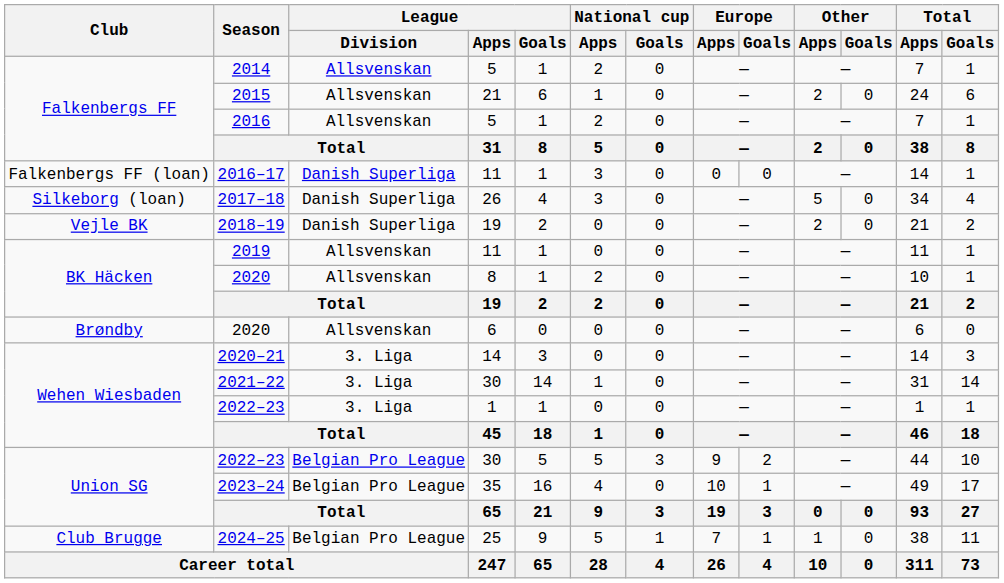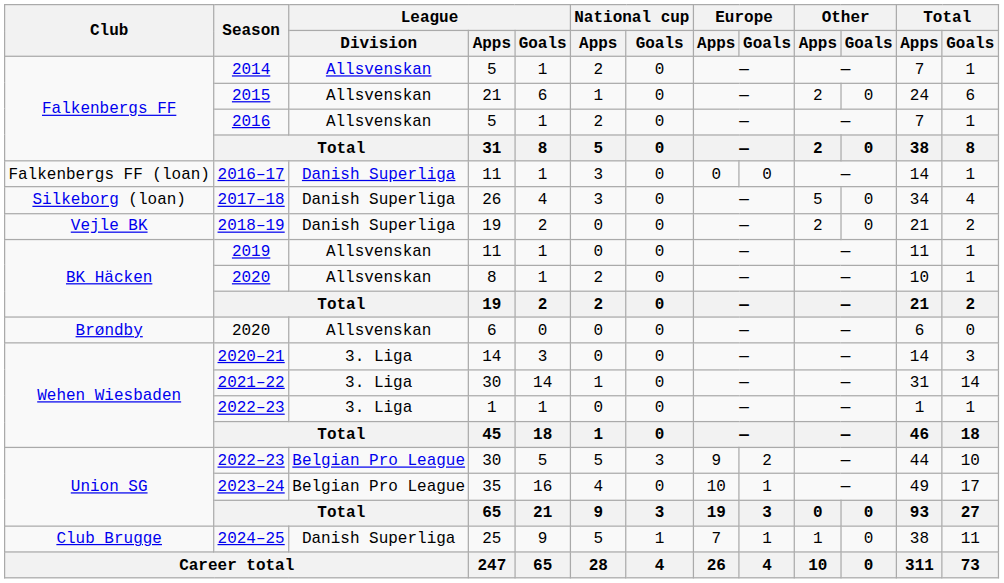(379, 539) Belgian Pro League -> (379, 539) Danish Superliga
